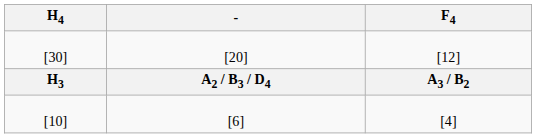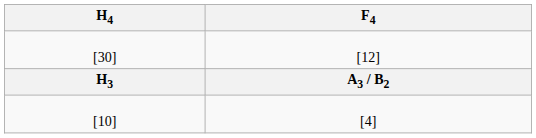- column: (236, 17)
